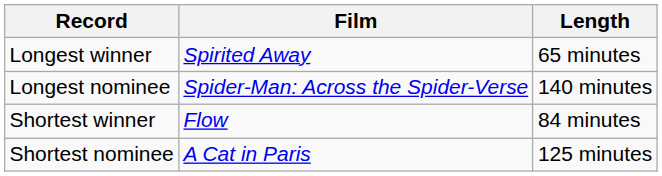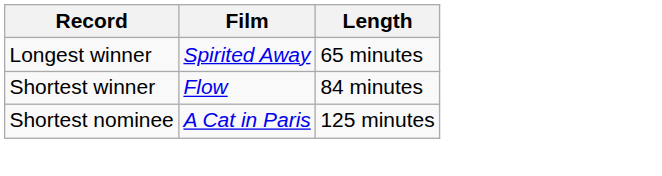- row: (90, 87)
